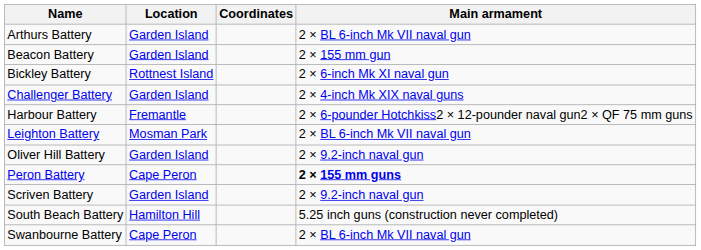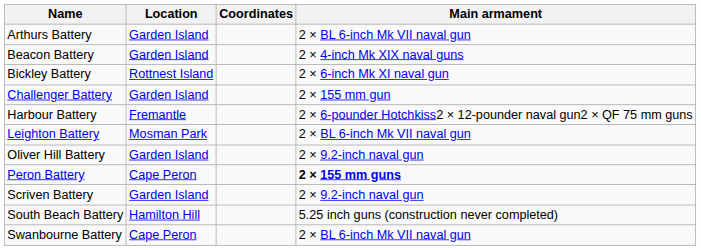(345, 54) 2 × 155 mm gun -> (381, 54) 2 × 4-inch Mk XIX naval guns
(381, 94) 2 × 4-inch Mk XIX naval guns -> (345, 94) 2 × 155 mm gun
